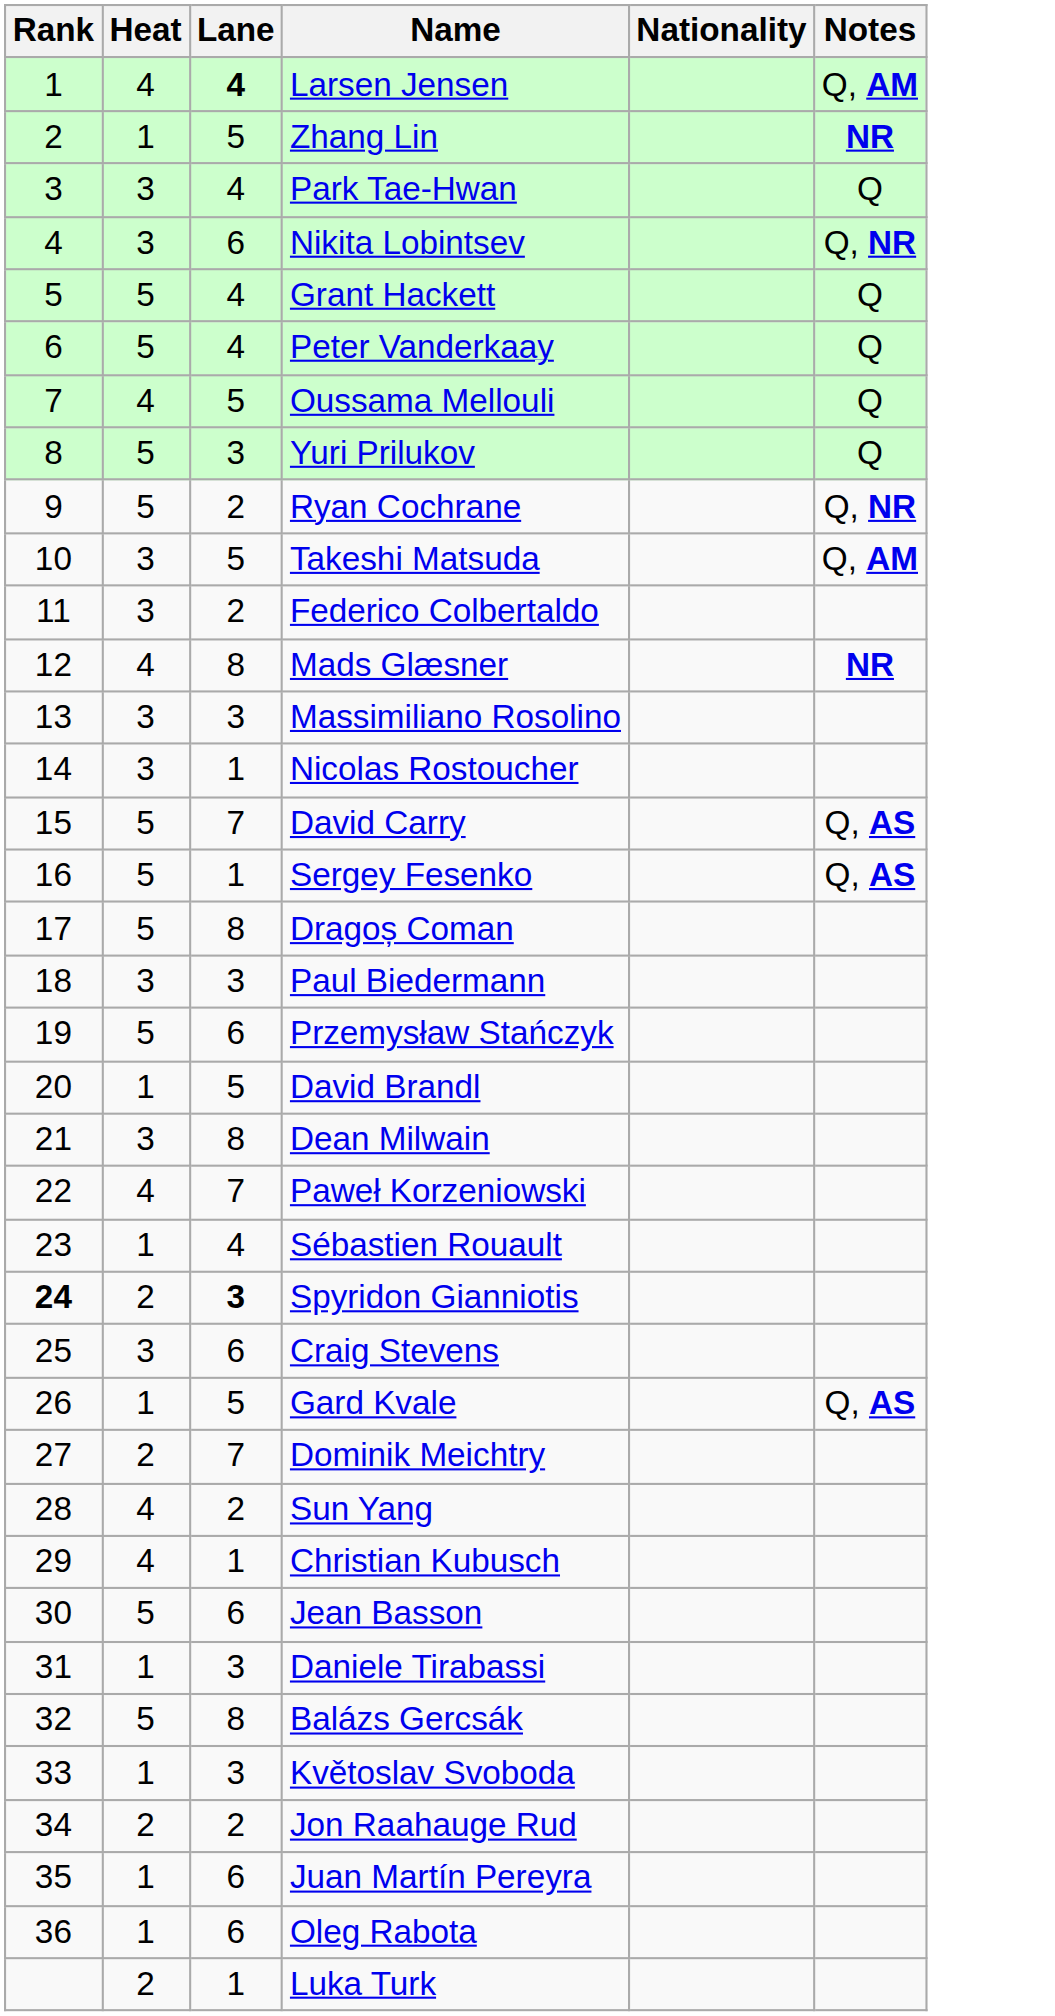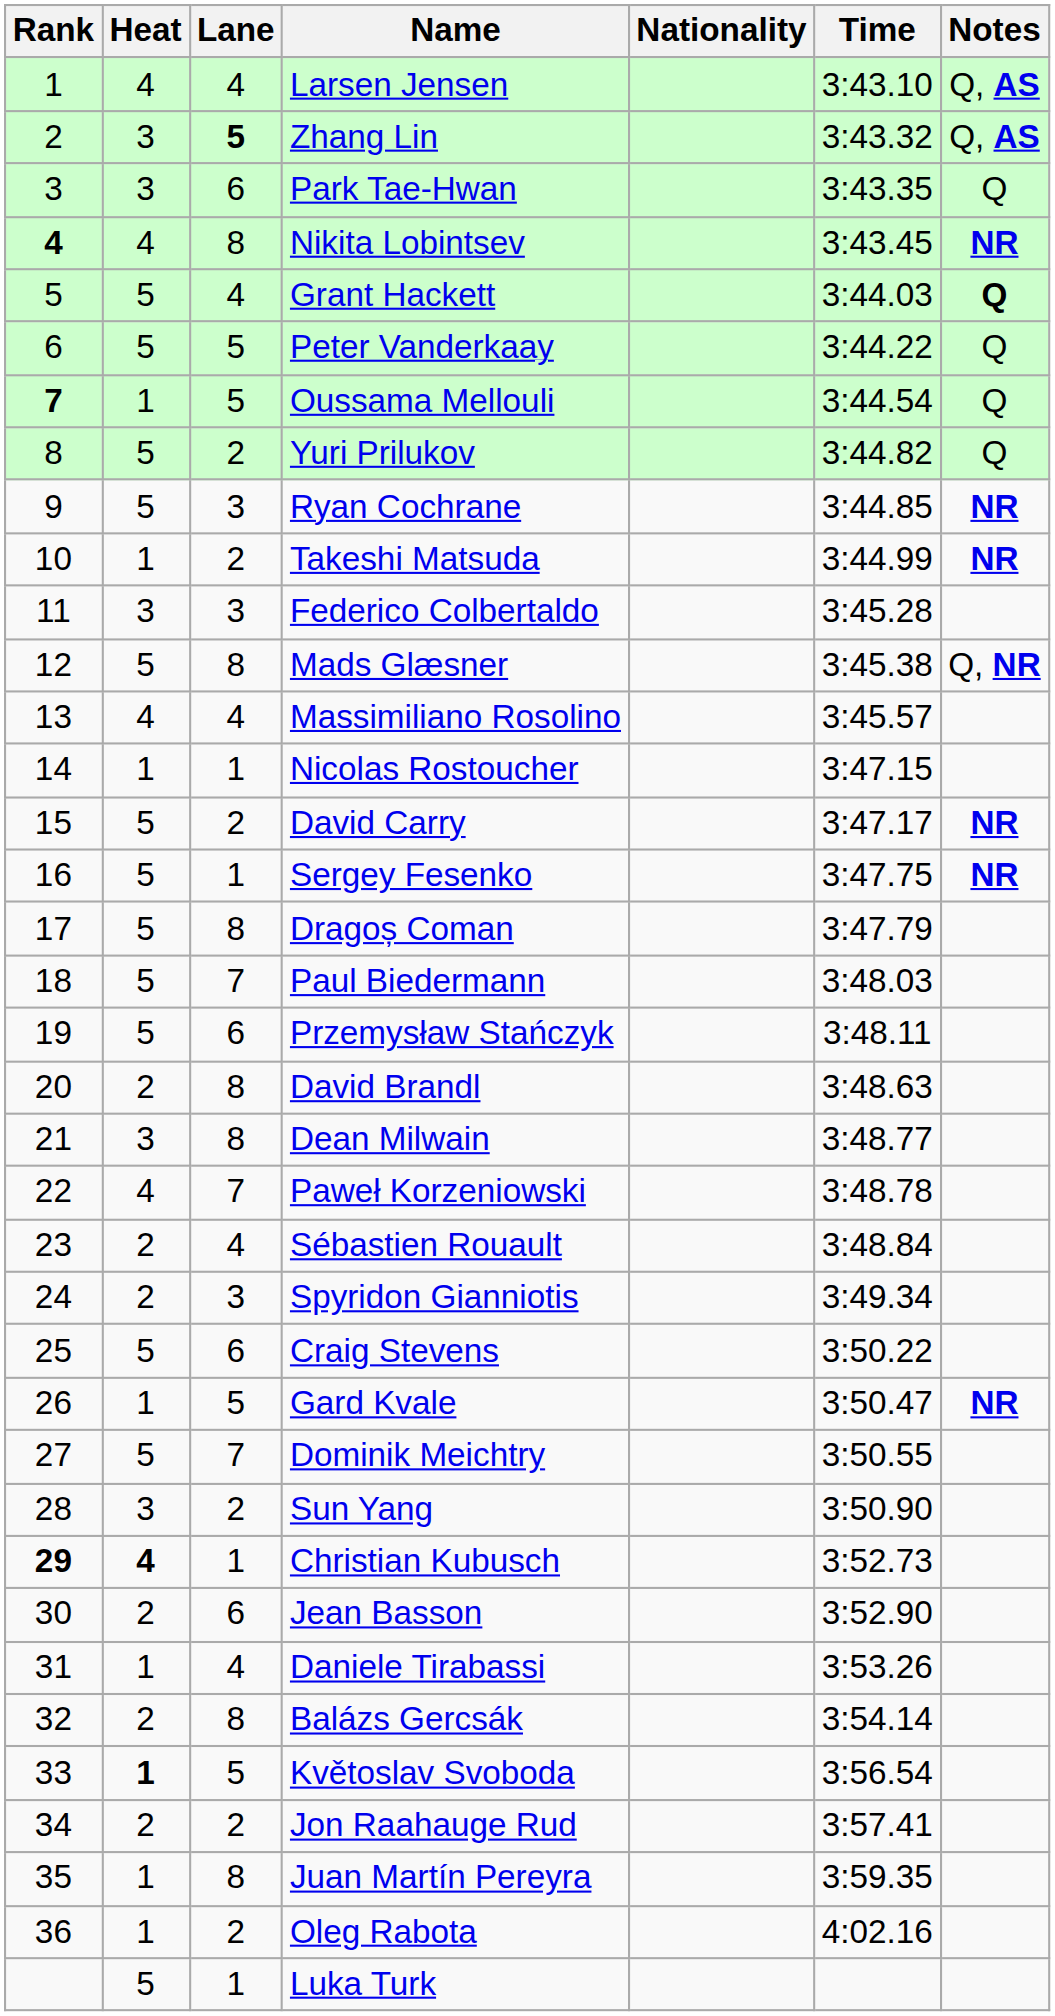+ column: (877, 30)
(236, 83) bold -> (236, 83) normal
(870, 83) Q, AM -> (994, 83) Q, AS
(146, 136) 1 -> (146, 136) 3
(236, 136) normal -> (236, 136) bold
(870, 136) NR -> (994, 136) Q, AS
(236, 189) 4 -> (236, 189) 6
(53, 242) normal -> (53, 242) bold
(146, 242) 3 -> (146, 242) 4
(236, 242) 6 -> (236, 242) 8
(870, 242) Q, NR -> (994, 242) NR
(870, 294) normal -> (994, 294) bold
(236, 347) 4 -> (236, 347) 5
(53, 400) normal -> (53, 400) bold
(146, 400) 4 -> (146, 400) 1
(236, 453) 3 -> (236, 453) 2
(236, 505) 2 -> (236, 505) 3
(870, 505) Q, NR -> (994, 505) NR
(146, 558) 3 -> (146, 558) 1
(236, 558) 5 -> (236, 558) 2
(870, 558) Q, AM -> (994, 558) NR
(236, 611) 2 -> (236, 611) 3
(146, 664) 4 -> (146, 664) 5
(870, 664) NR -> (994, 664) Q, NR
(146, 717) 3 -> (146, 717) 4
(236, 717) 3 -> (236, 717) 4
(146, 769) 3 -> (146, 769) 1
(236, 822) 7 -> (236, 822) 2
(870, 822) Q, AS -> (994, 822) NR
(870, 875) Q, AS -> (994, 875) NR
(146, 980) 3 -> (146, 980) 5
(236, 980) 3 -> (236, 980) 7
(146, 1086) 1 -> (146, 1086) 2
(236, 1086) 5 -> (236, 1086) 8
(146, 1244) 1 -> (146, 1244) 2
(53, 1297) bold -> (53, 1297) normal
(236, 1297) bold -> (236, 1297) normal
(146, 1350) 3 -> (146, 1350) 5
(870, 1403) Q, AS -> (994, 1403) NR
(146, 1455) 2 -> (146, 1455) 5
(146, 1508) 4 -> (146, 1508) 3
(53, 1561) normal -> (53, 1561) bold
(146, 1561) normal -> (146, 1561) bold
(146, 1614) 5 -> (146, 1614) 2
(236, 1667) 3 -> (236, 1667) 4
(146, 1719) 5 -> (146, 1719) 2
(146, 1772) normal -> (146, 1772) bold
(236, 1772) 3 -> (236, 1772) 5
(236, 1878) 6 -> (236, 1878) 8
(236, 1930) 6 -> (236, 1930) 2
(146, 1983) 2 -> (146, 1983) 5
